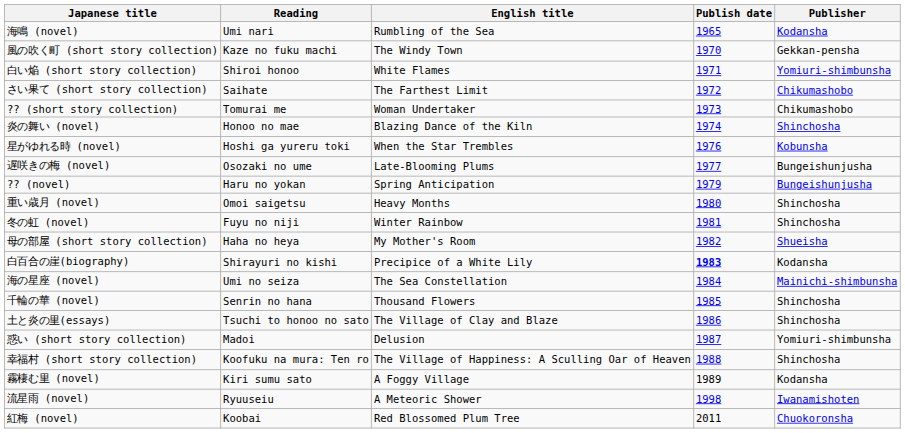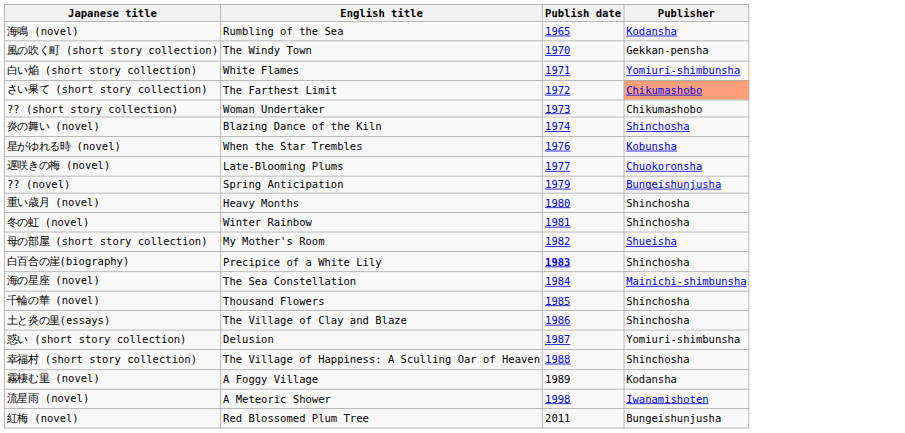- column: (296, 13)
(815, 90) no background -> (664, 90) lightsalmon background
(825, 166) Bungeishunjusha -> (664, 166) Chuokoronsha
(802, 262) Kodansha -> (658, 262) Shinchosha
(815, 418) Chuokoronsha -> (674, 418) Bungeishunjusha
